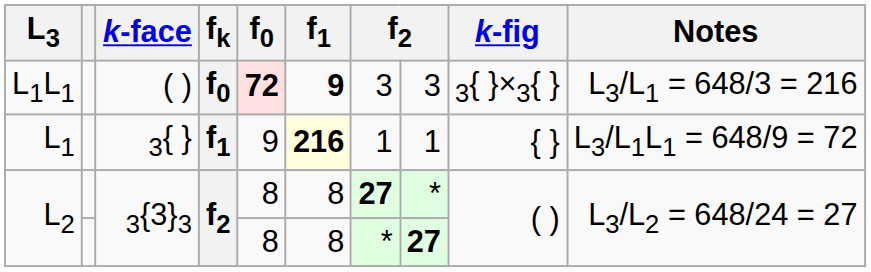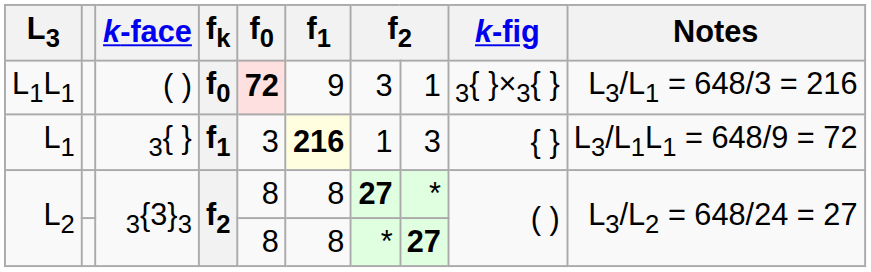(336, 86) bold -> (336, 86) normal
(432, 86) 3 -> (432, 86) 1
(270, 141) 9 -> (270, 141) 3
(432, 141) 1 -> (432, 141) 3
